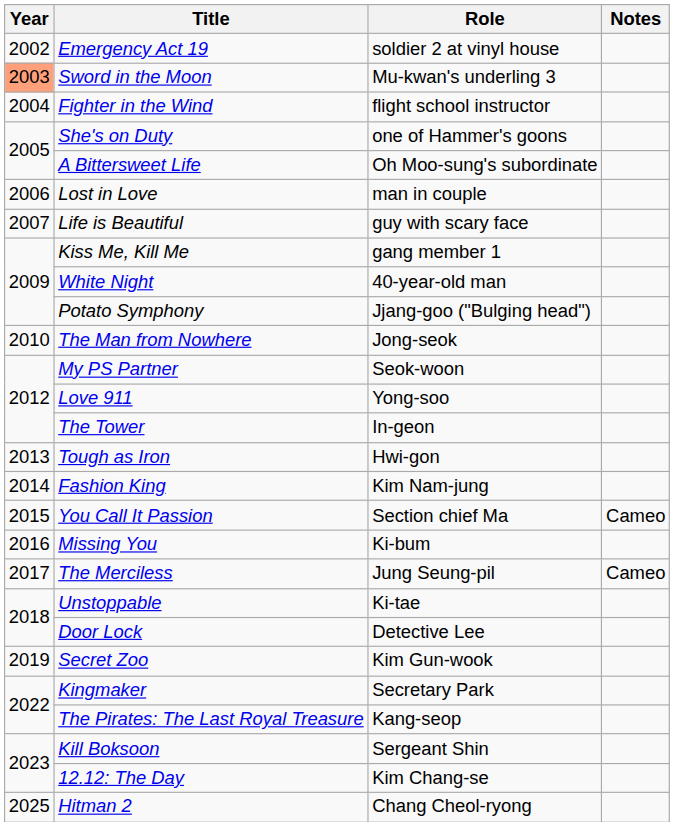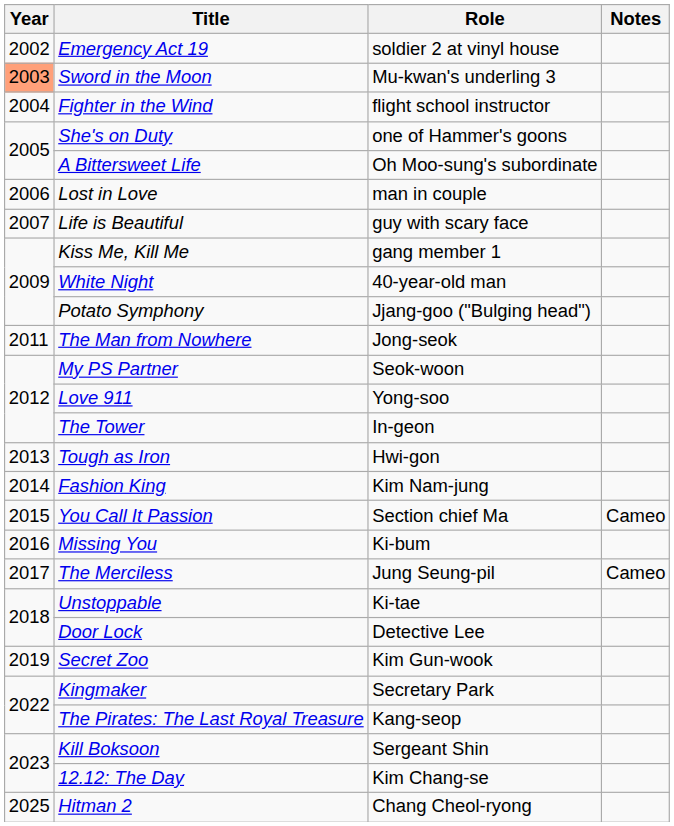(29, 340) 2010 -> (29, 340) 2011
